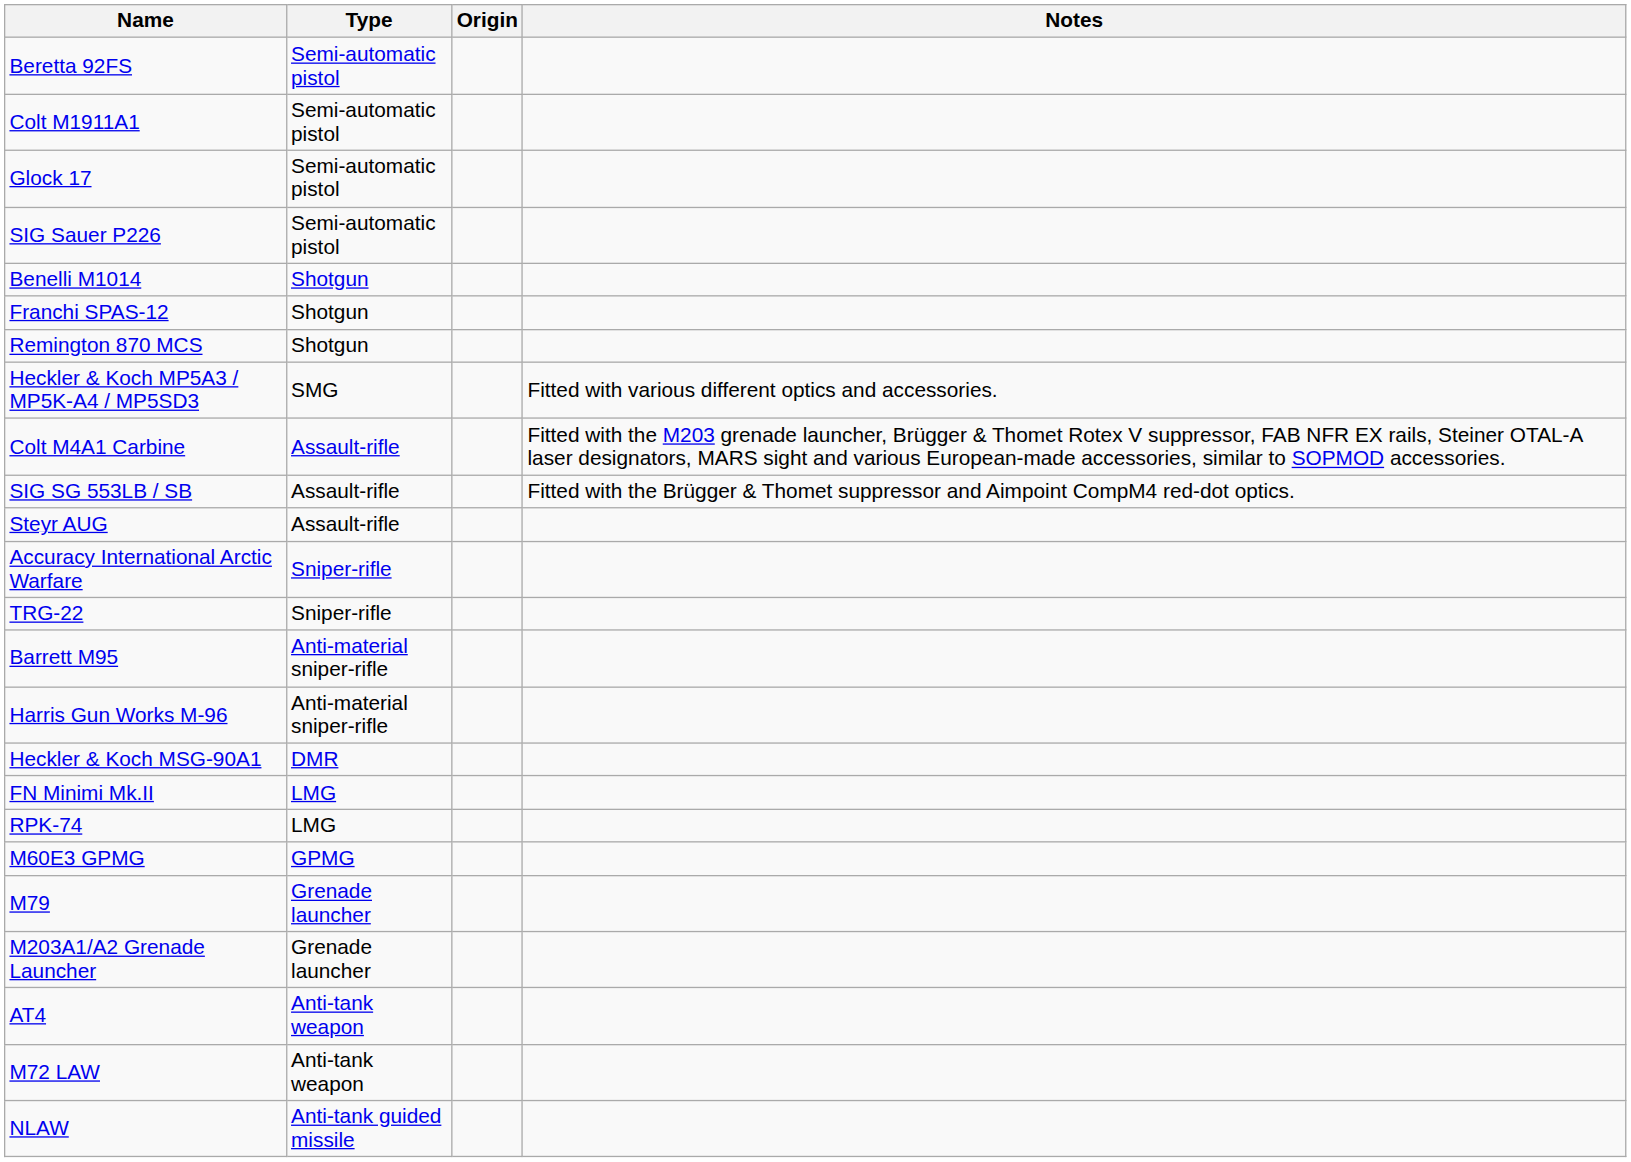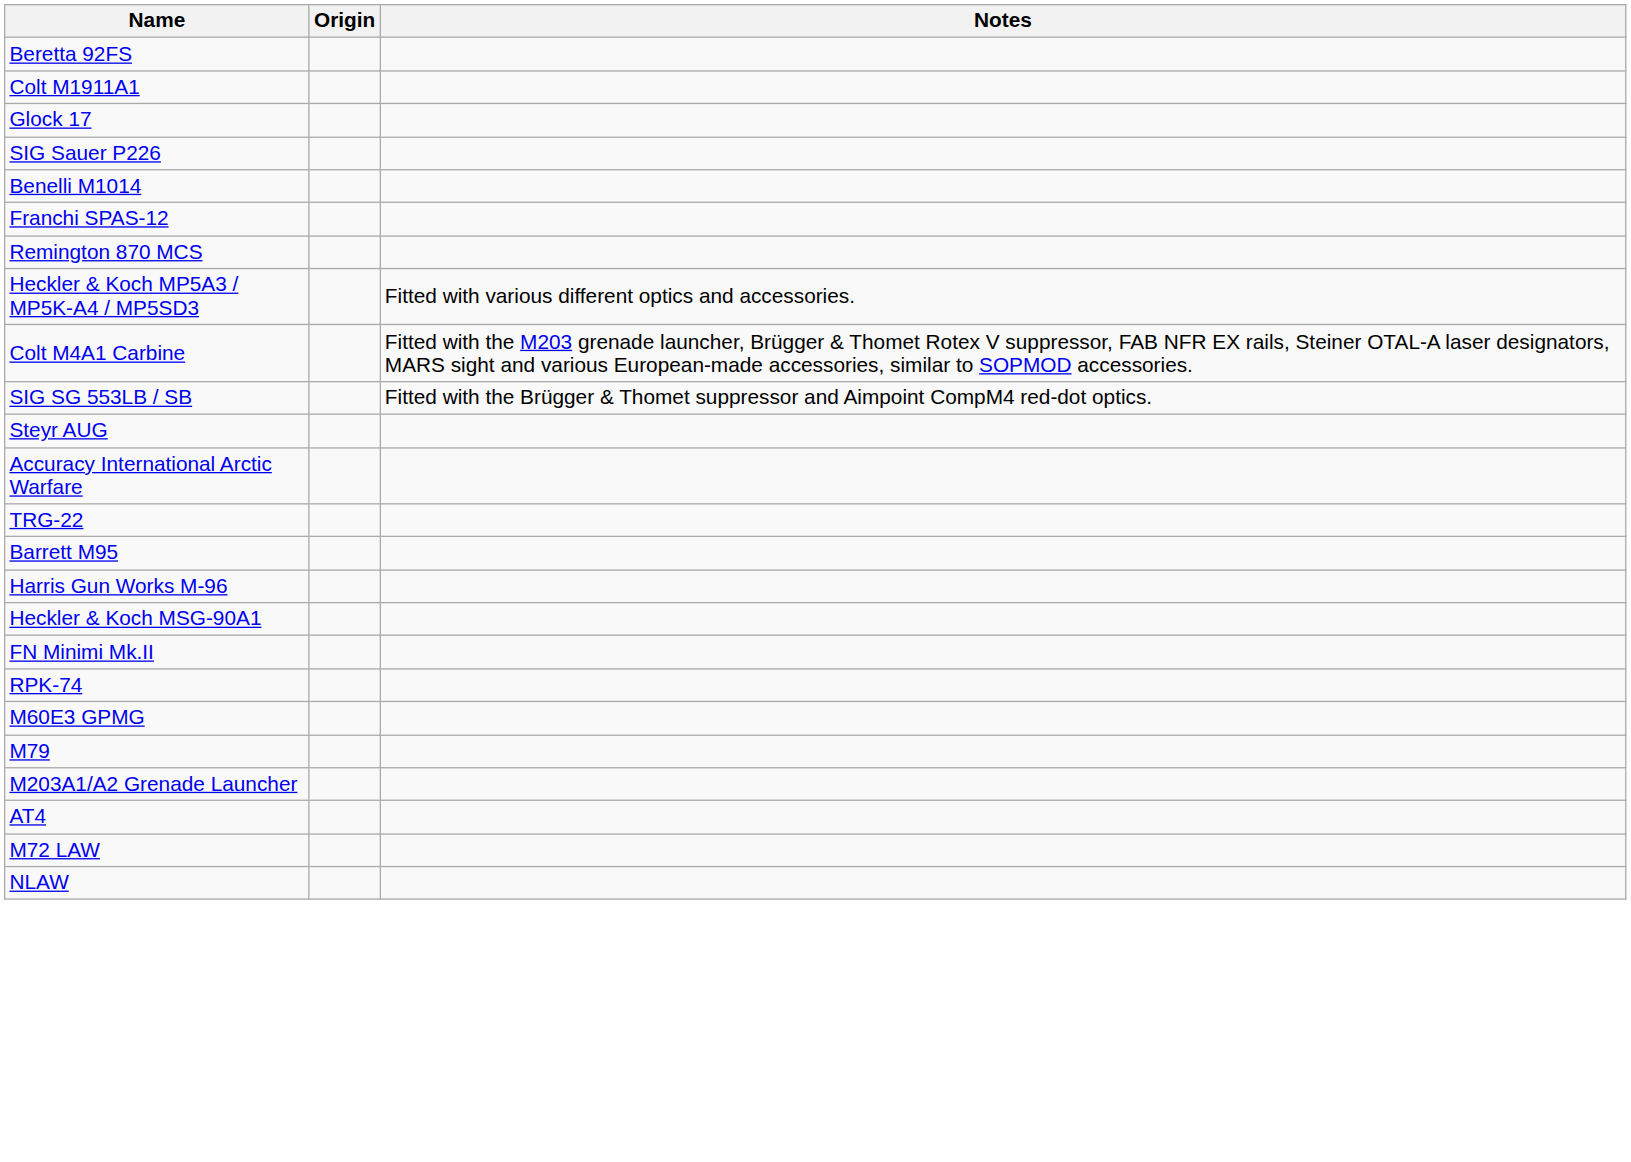- column: (369, 20)
